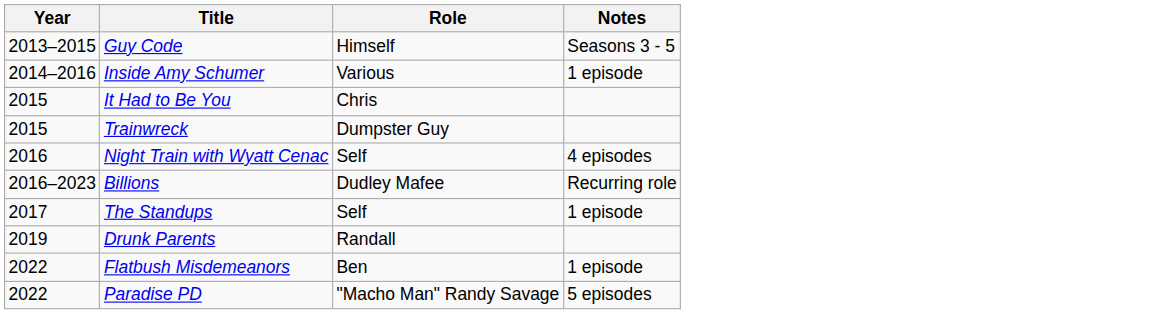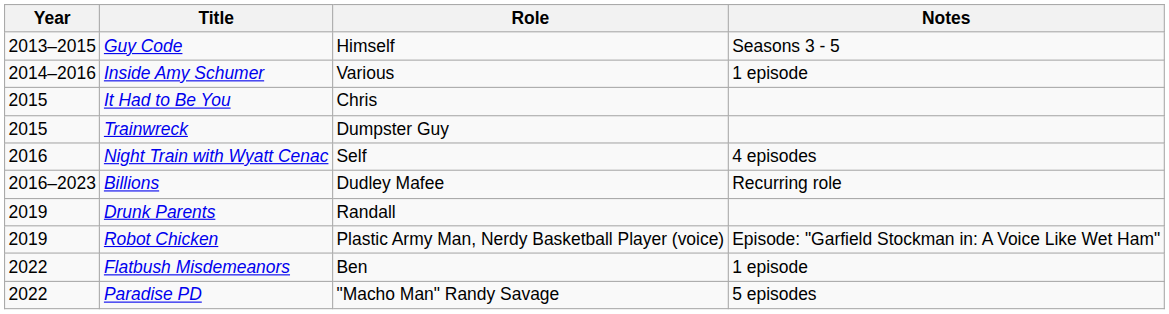- row: (158, 211)
+ row: (161, 239)
